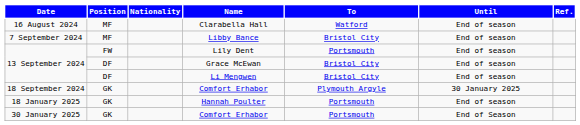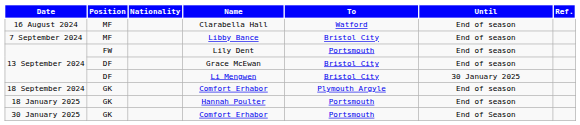(486, 76) End of season -> (486, 76) 30 January 2025
(486, 88) 30 January 2025 -> (486, 88) End of season
